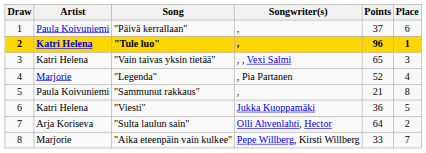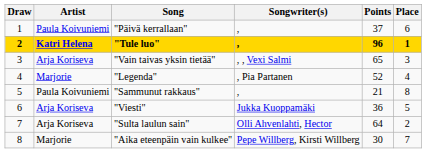(62, 60) Katri Helena -> (65, 60) Arja Koriseva
(62, 108) Katri Helena -> (65, 108) Arja Koriseva
(378, 140) 33 -> (378, 140) 30
